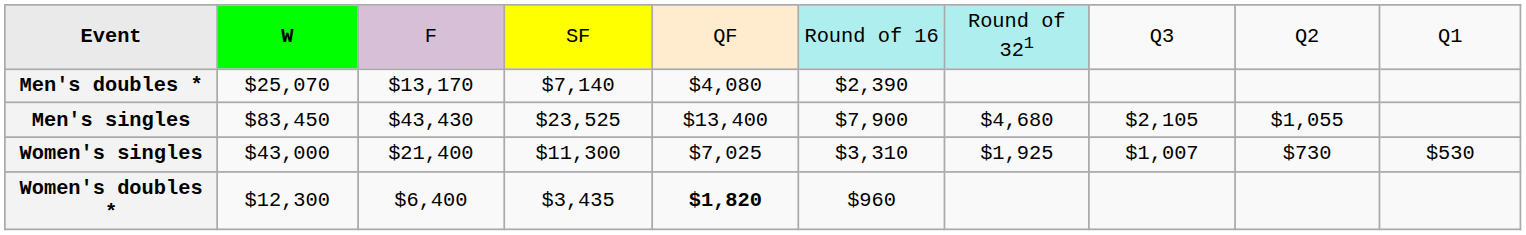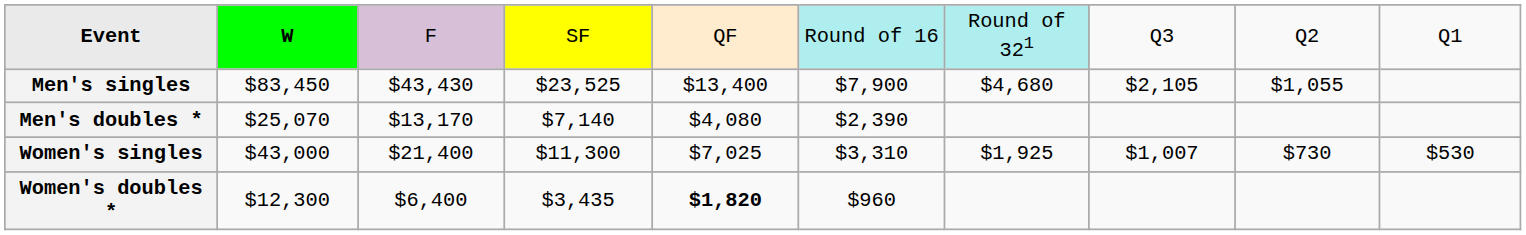rows swapped: (111, 119) <-> (111, 85)
